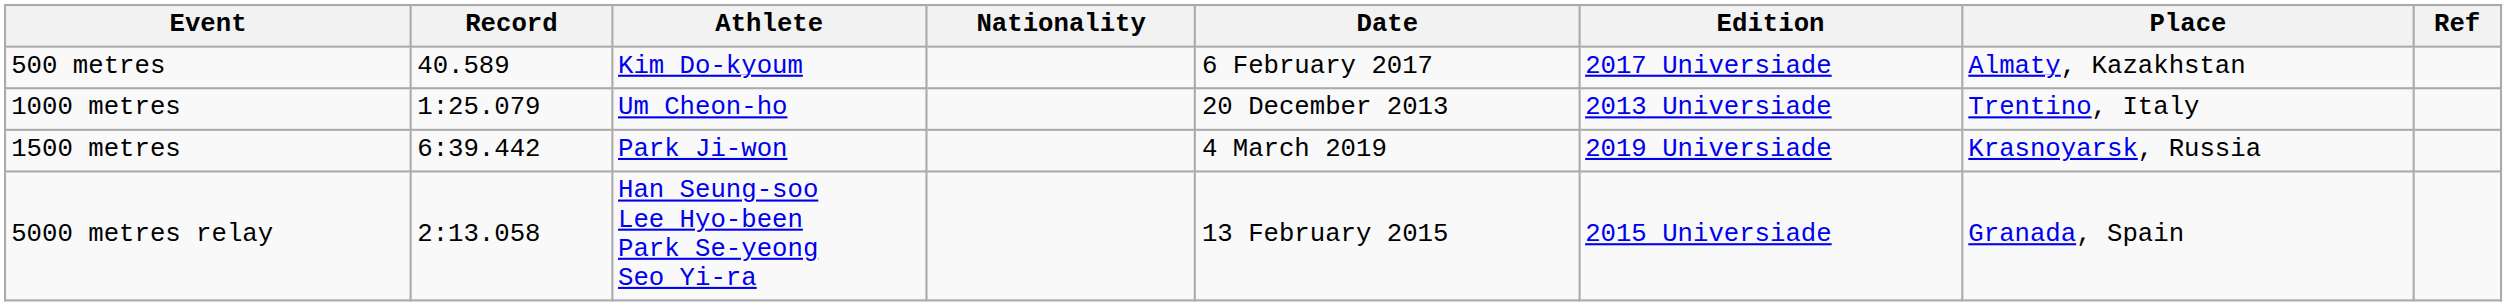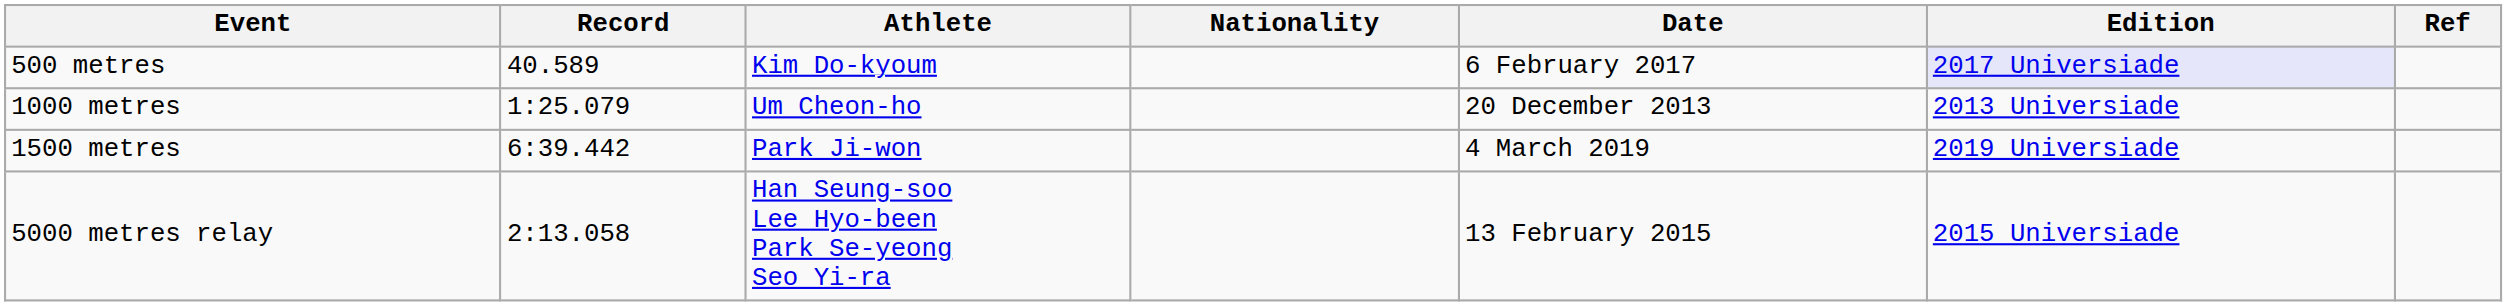- column: (2188, 26)
(1708, 68) no background -> (2056, 68) lavender background
